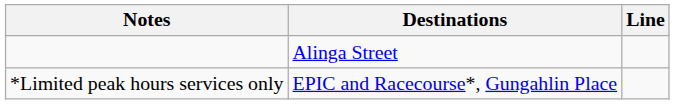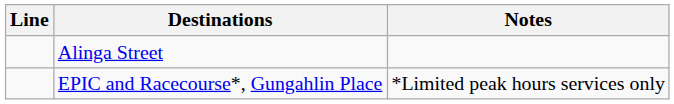columns swapped: (646, 20) <-> (147, 20)
